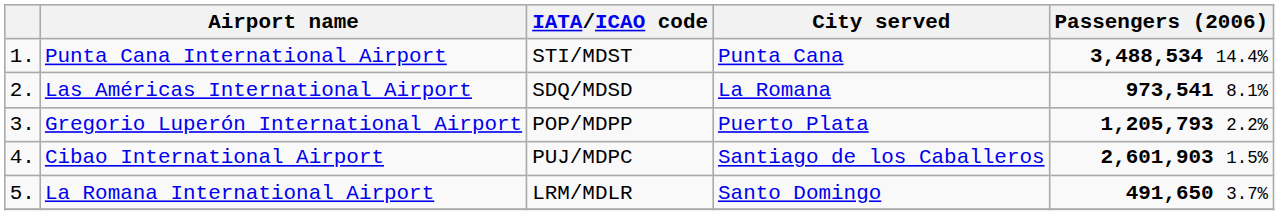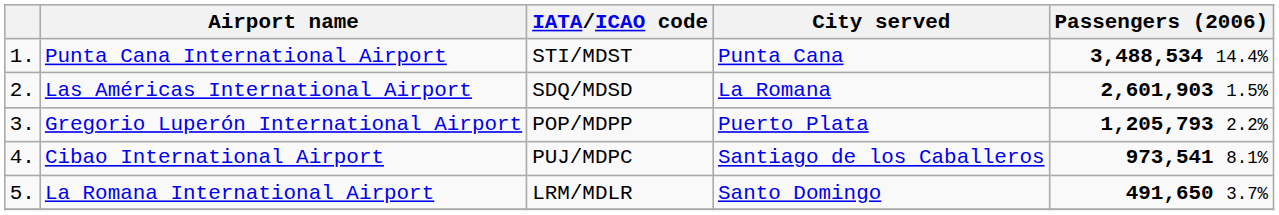(1197, 90) 973,541 8.1% -> (1184, 90) 2,601,903 1.5%
(1184, 158) 2,601,903 1.5% -> (1197, 158) 973,541 8.1%
